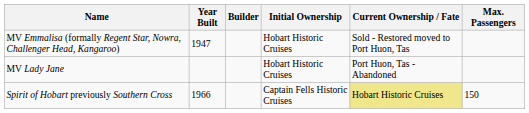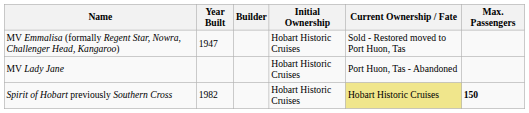(201, 95) 1966 -> (208, 95) 1982
(305, 95) Captain Fells Historic Cruises -> (301, 95) Hobart Historic Cruises
(472, 95) normal -> (471, 95) bold
